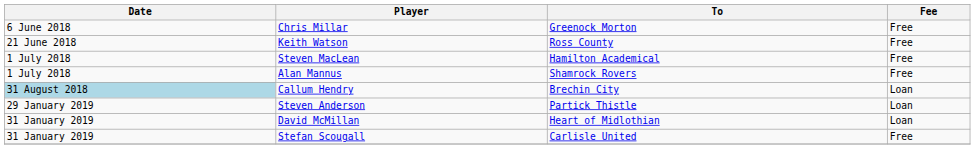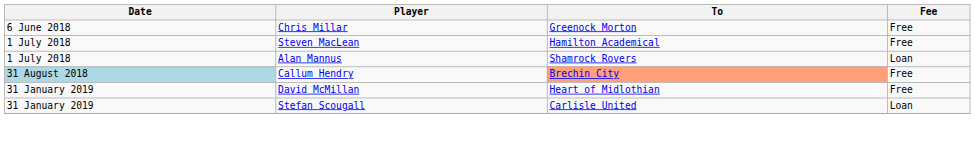- row: (313, 44)
(901, 75) Free -> (901, 59) Loan
(584, 90) no background -> (584, 75) lightsalmon background
(901, 90) Loan -> (901, 75) Free
- row: (322, 106)
(901, 121) Loan -> (901, 90) Free
(901, 137) Free -> (901, 106) Loan
